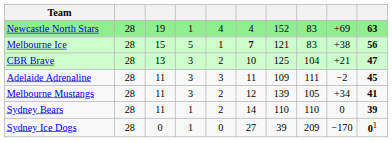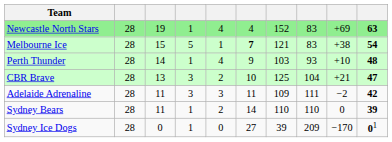(372, 45) 56 -> (372, 45) 54
+ row: (36, 61)
(372, 77) 45 -> (372, 93) 42
- row: (50, 93)
